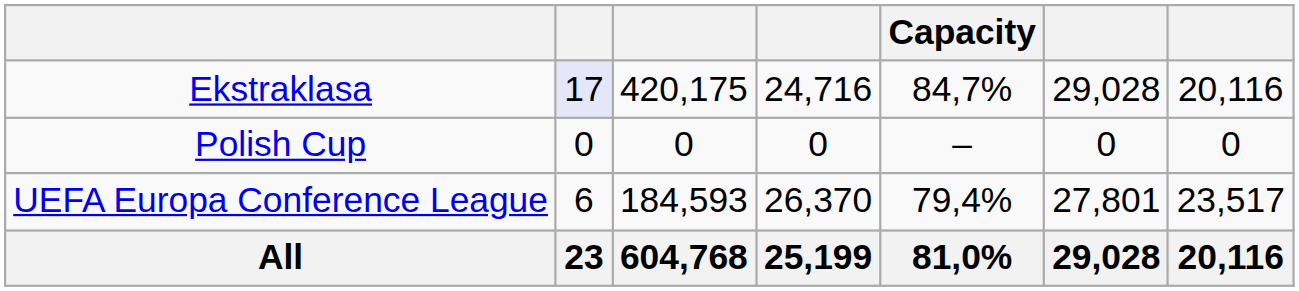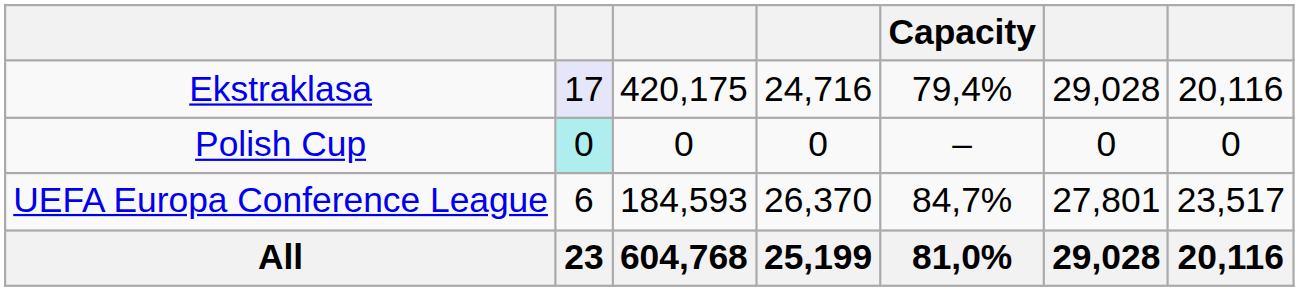(962, 88) 84,7% -> (962, 88) 79,4%
(584, 144) no background -> (584, 144) paleturquoise background
(962, 200) 79,4% -> (962, 200) 84,7%
